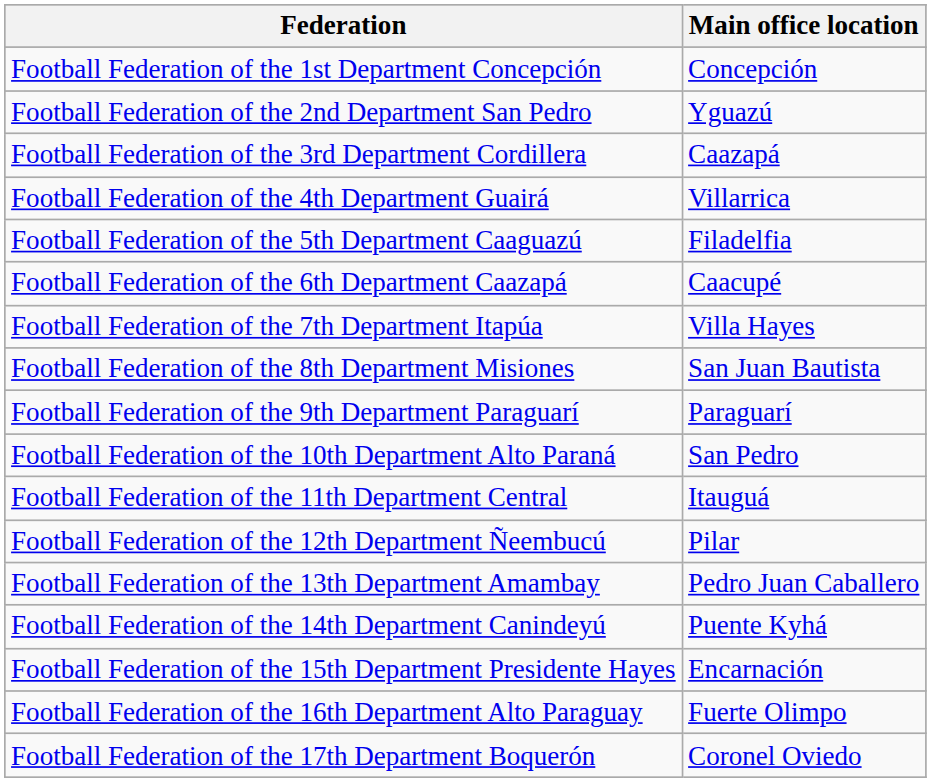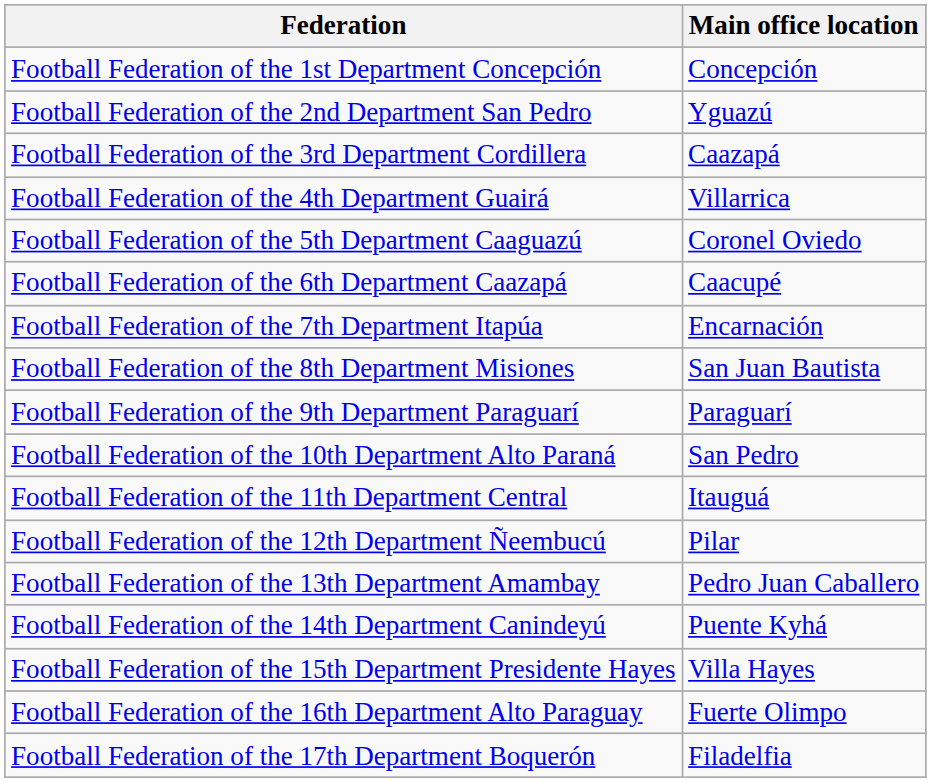(740, 240) Filadelfia -> (775, 240) Coronel Oviedo
(751, 326) Villa Hayes -> (756, 326) Encarnación
(756, 669) Encarnación -> (751, 669) Villa Hayes
(775, 754) Coronel Oviedo -> (740, 754) Filadelfia
